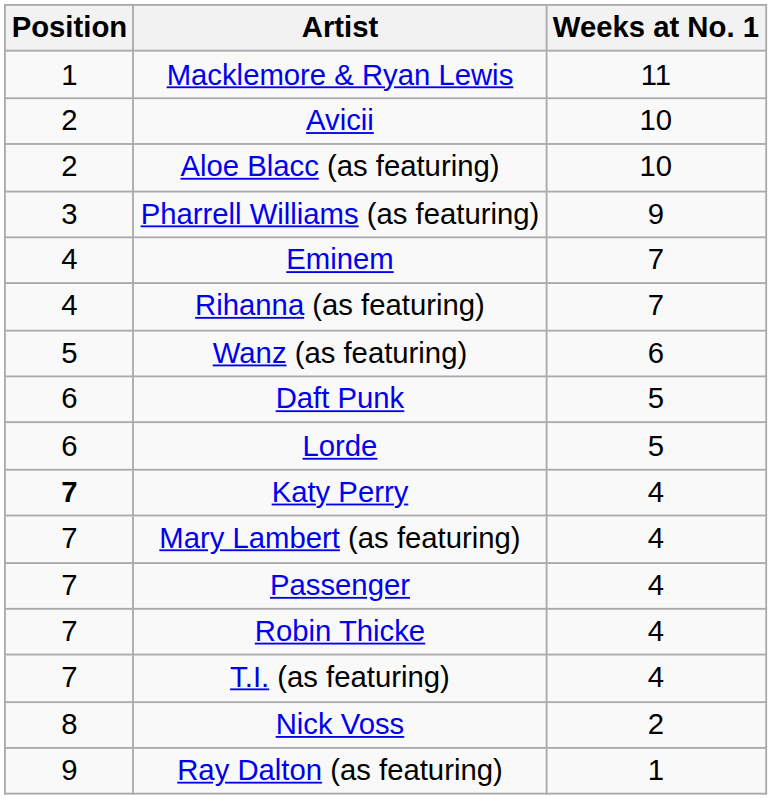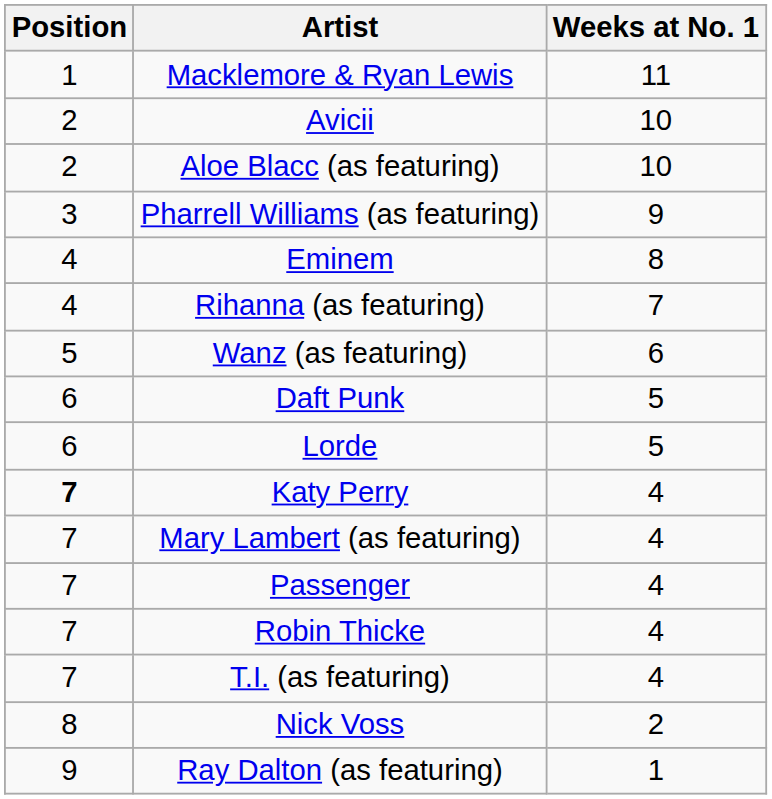(656, 259) 7 -> (656, 259) 8
